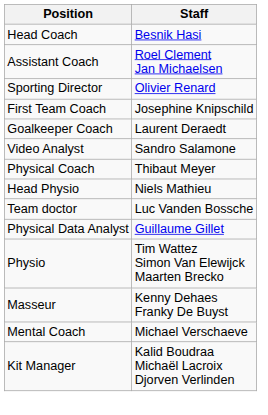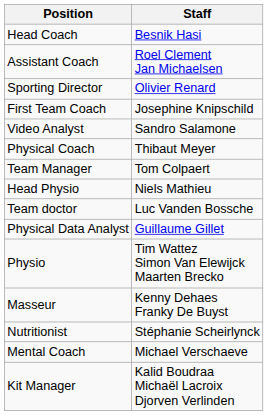- row: (60, 128)
+ row: (49, 169)
+ row: (37, 332)
